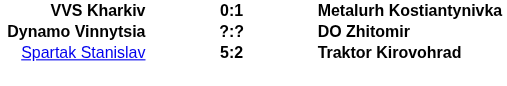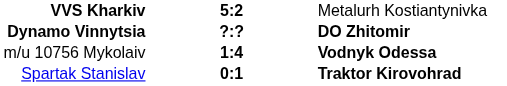(232, 10) 0:1 -> (232, 10) 5:2
(410, 10) bold -> (402, 10) normal
+ row: (74, 53)
(232, 53) 5:2 -> (232, 74) 0:1
